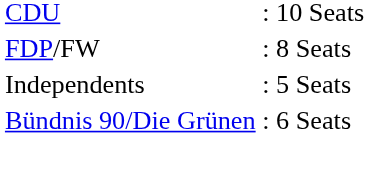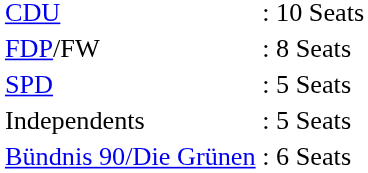+ row: (29, 84)
